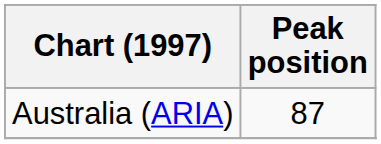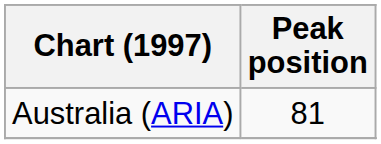(308, 112) 87 -> (308, 112) 81
